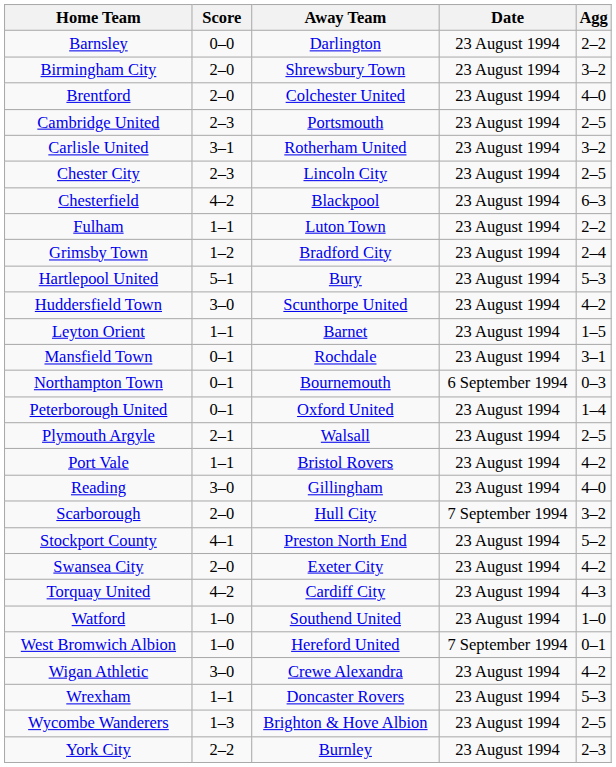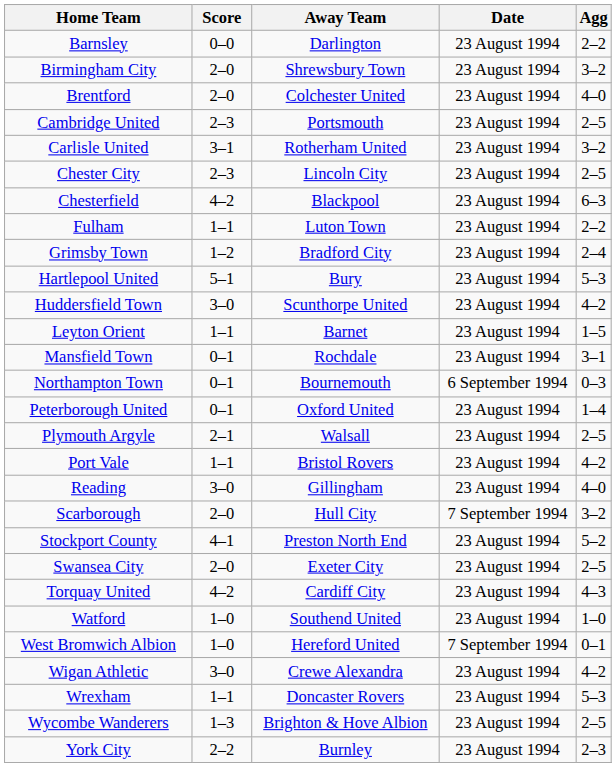(594, 566) 4–2 -> (594, 566) 2–5
